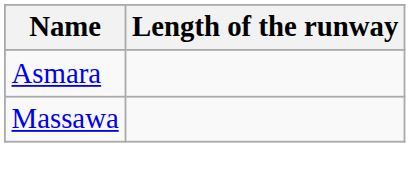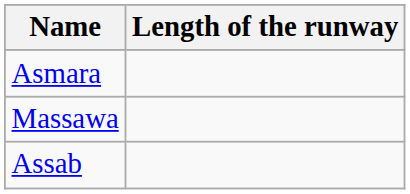+ row: (47, 164)
